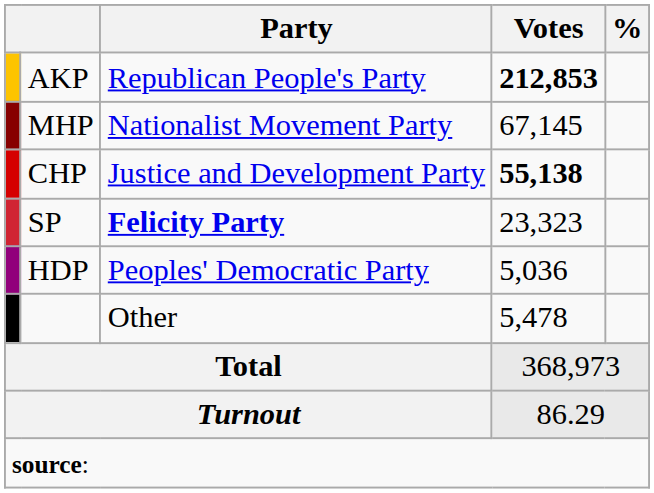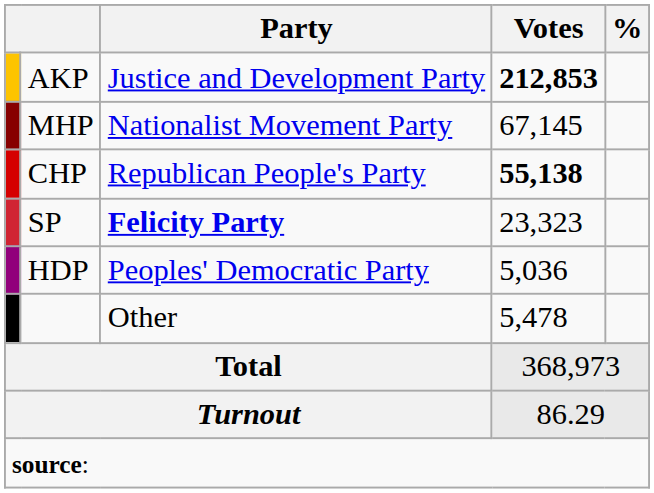(267, 76) Republican People's Party -> (296, 76) Justice and Development Party
(296, 173) Justice and Development Party -> (267, 173) Republican People's Party
